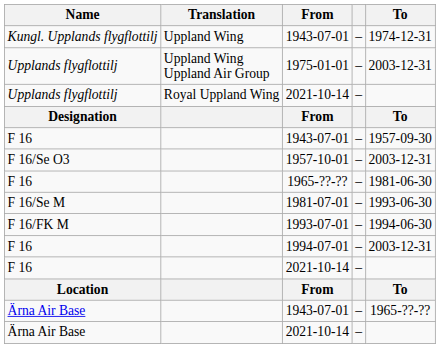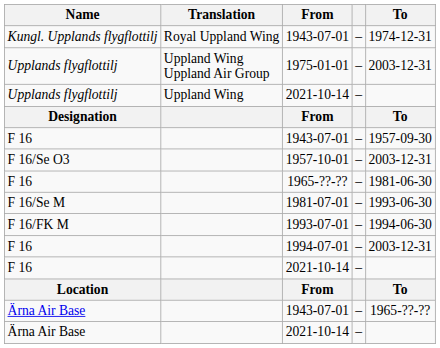(204, 36) Uppland Wing -> (222, 36) Royal Uppland Wing
(222, 95) Royal Uppland Wing -> (204, 95) Uppland Wing
